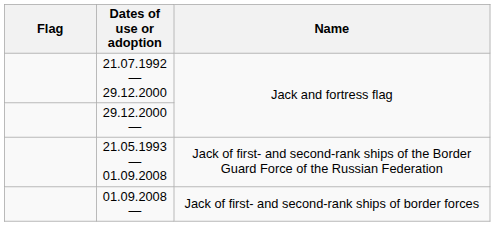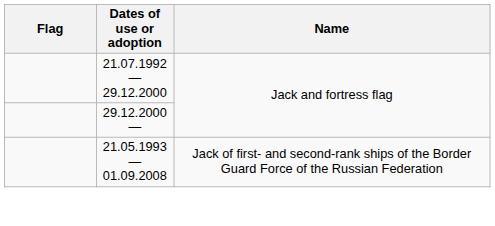- row: (135, 203)
